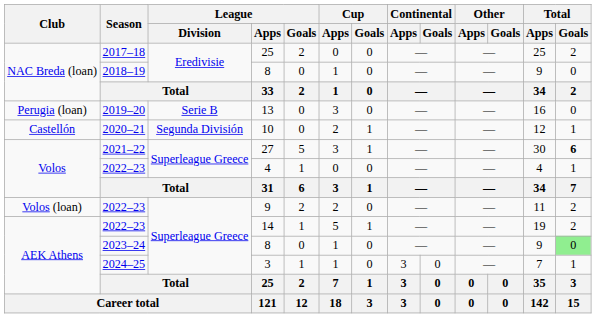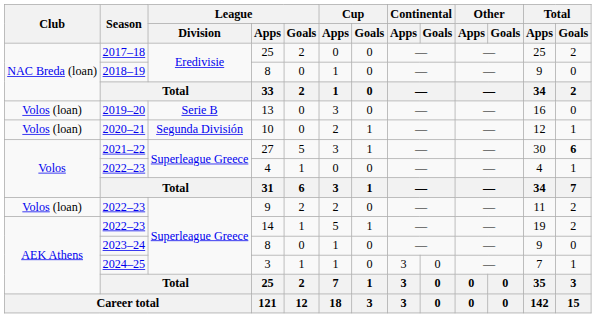(52, 110) Perugia (loan) -> (52, 110) Volos (loan)
(52, 129) Castellón -> (52, 129) Volos (loan)
(573, 245) lightgreen background -> (573, 245) no background
